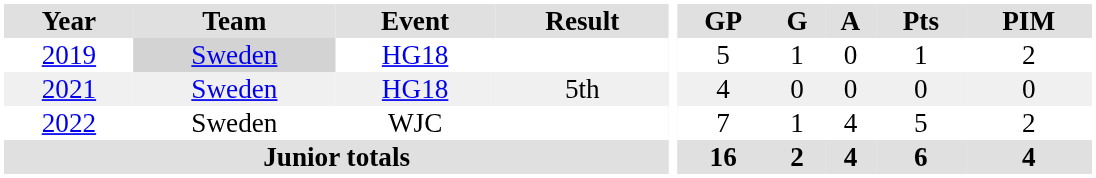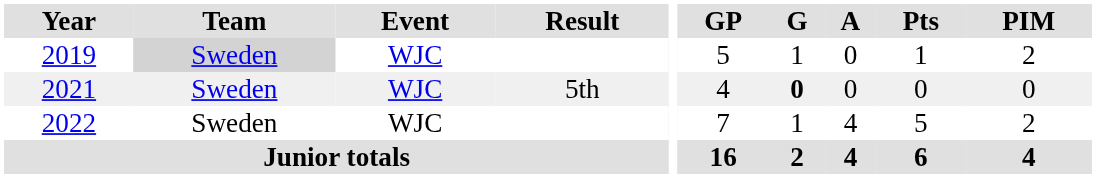(415, 54) HG18 -> (415, 54) WJC
(415, 88) HG18 -> (415, 88) WJC
(797, 88) normal -> (797, 88) bold
